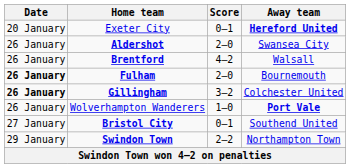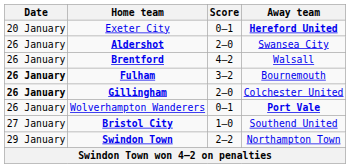(224, 76) 2–0 -> (224, 76) 3–2
(224, 92) 3–2 -> (224, 92) 2–0
(224, 108) 1–0 -> (224, 108) 0–1
(224, 124) 0–1 -> (224, 124) 1–0
